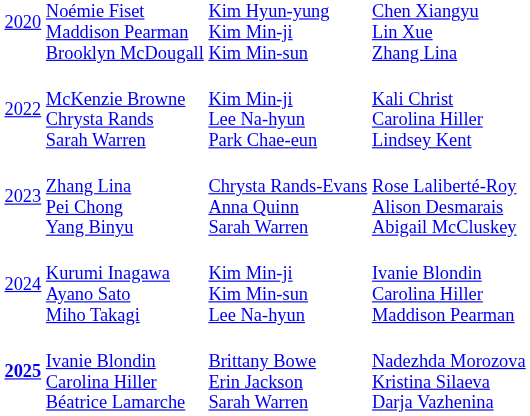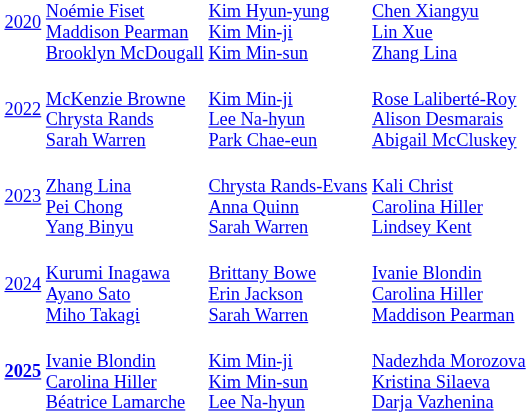(427, 119) Kali Christ Carolina Hiller Lindsey Kent -> (444, 119) Rose Laliberté-Roy Alison Desmarais Abigail McCluskey
(444, 206) Rose Laliberté-Roy Alison Desmarais Abigail McCluskey -> (427, 206) Kali Christ Carolina Hiller Lindsey Kent
(258, 294) Kim Min-ji Kim Min-sun Lee Na-hyun -> (262, 294) Brittany Bowe Erin Jackson Sarah Warren
(262, 381) Brittany Bowe Erin Jackson Sarah Warren -> (258, 381) Kim Min-ji Kim Min-sun Lee Na-hyun
